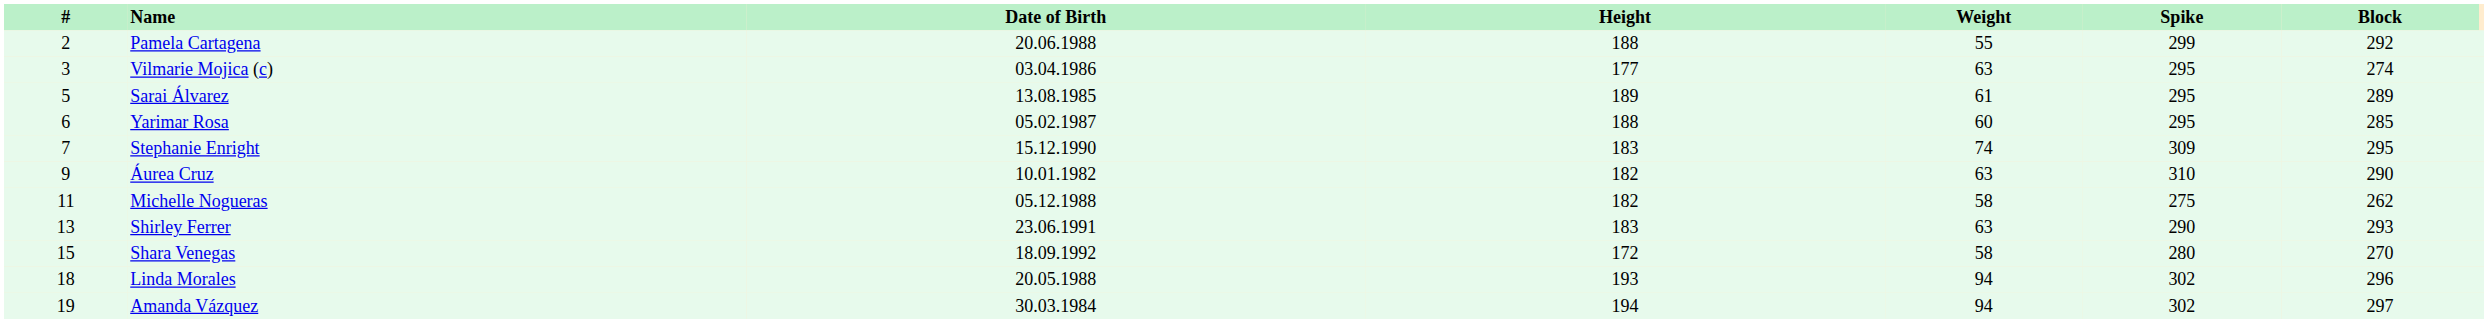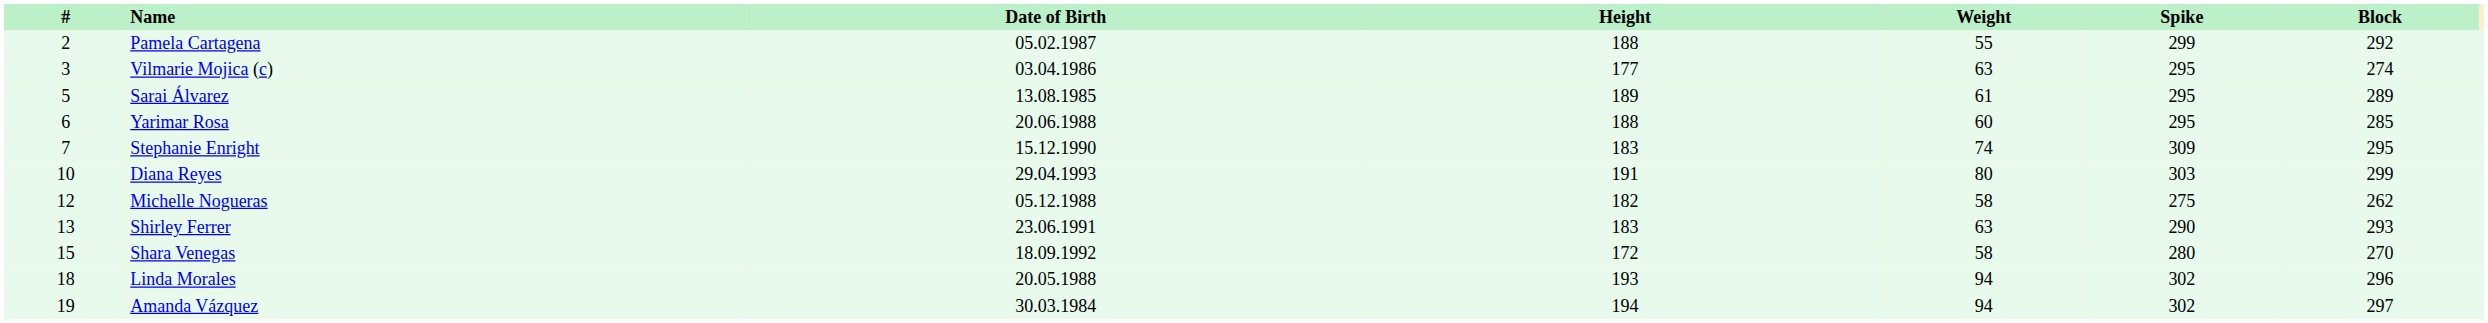(1056, 43) 20.06.1988 -> (1056, 43) 05.02.1987
(1056, 122) 05.02.1987 -> (1056, 122) 20.06.1988
- row: (172, 174)
+ row: (176, 174)
(66, 200) 11 -> (66, 200) 12
